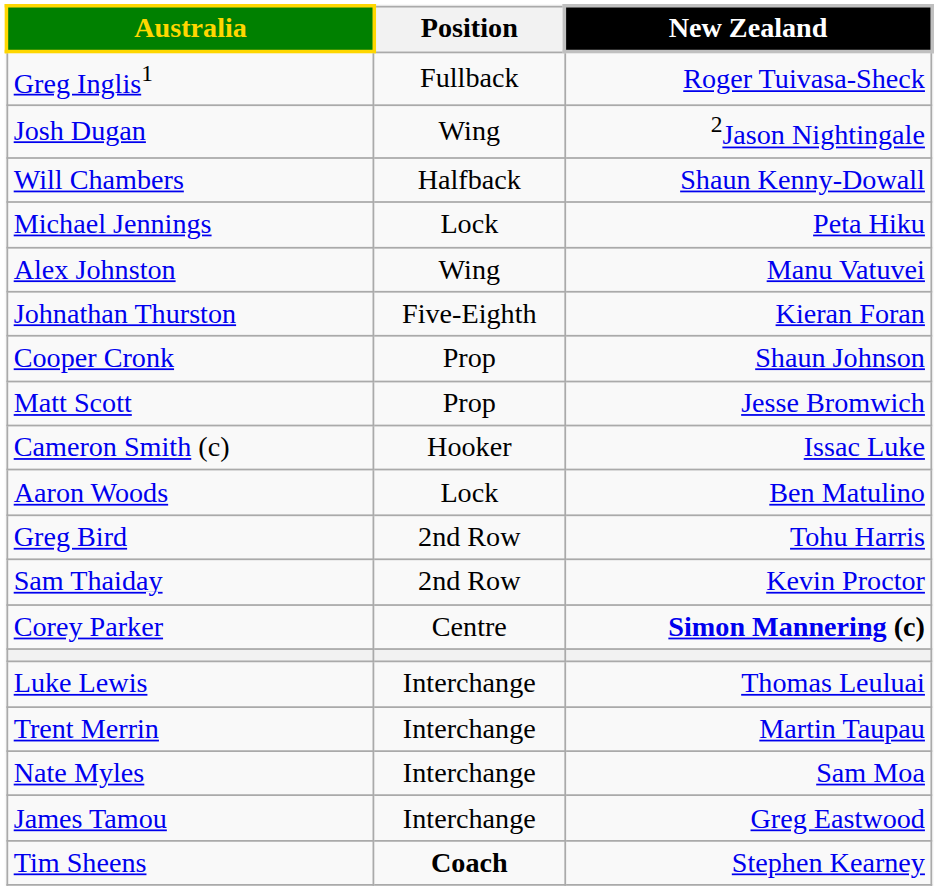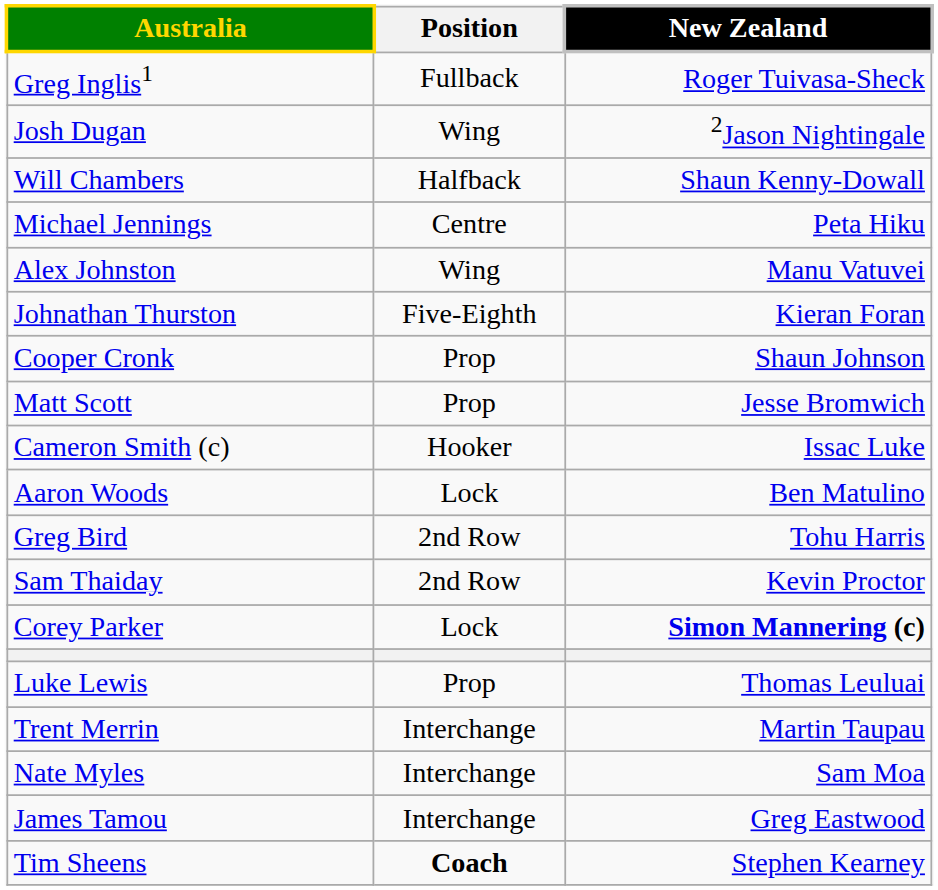(469, 224) Lock -> (469, 224) Centre
(469, 626) Centre -> (469, 626) Lock
(469, 683) Interchange -> (469, 683) Prop
